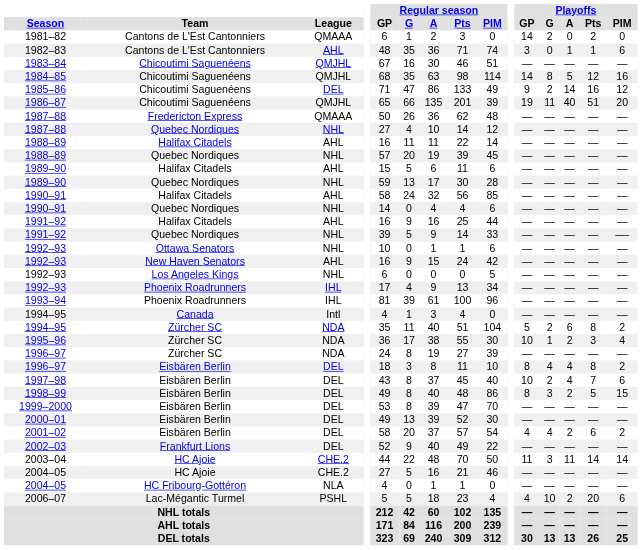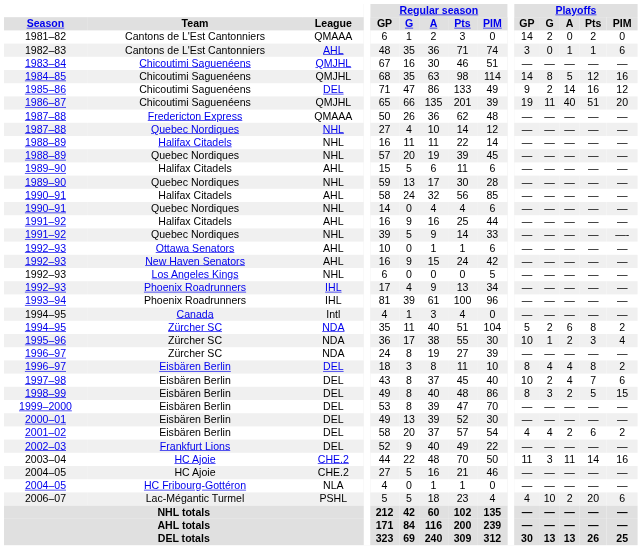(333, 142) AHL -> (333, 142) NHL
(333, 248) NHL -> (333, 248) AHL
(622, 459) 14 -> (622, 459) 16
